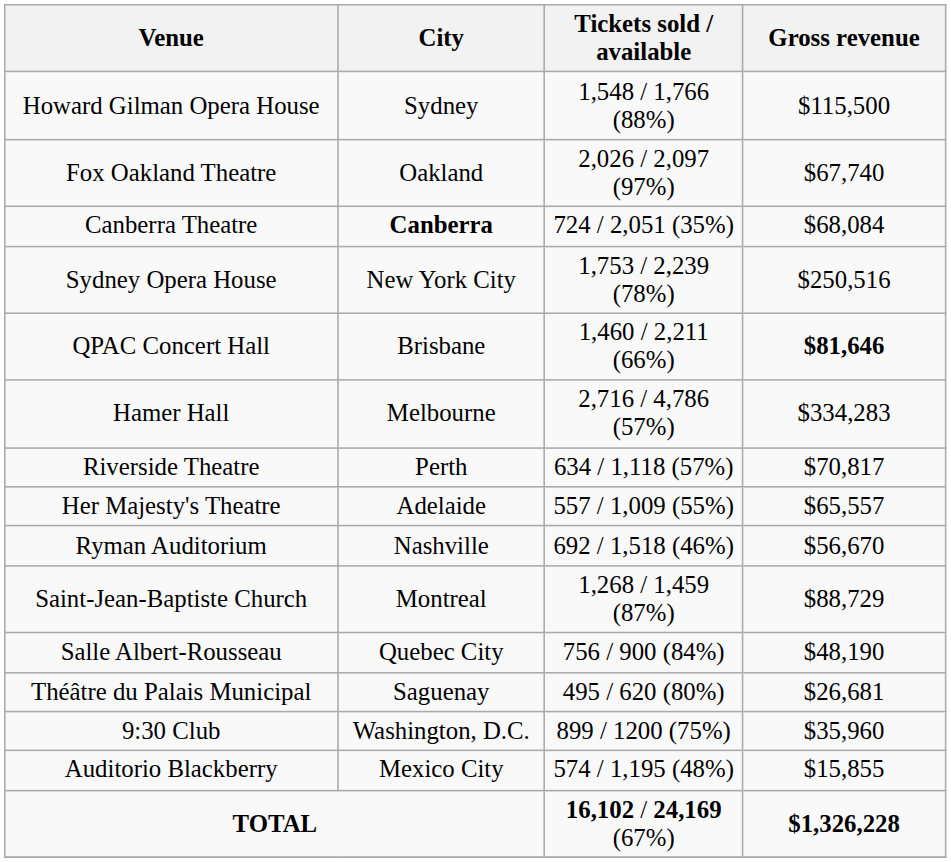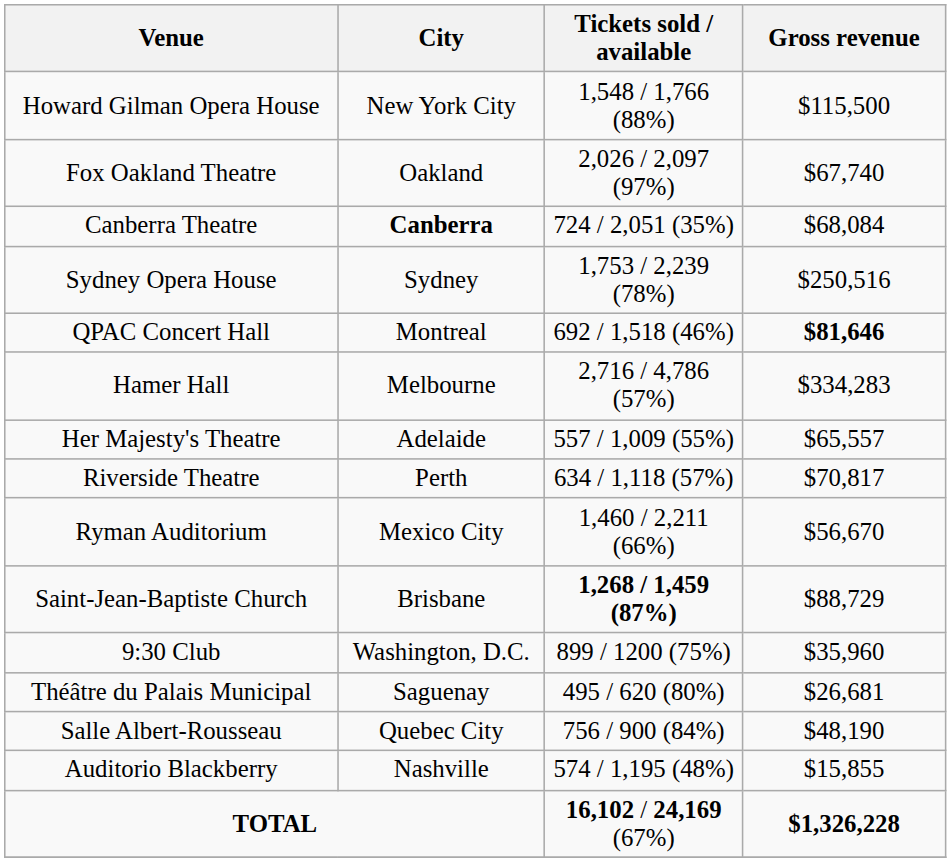(441, 105) Sydney -> (441, 105) New York City
(441, 279) New York City -> (441, 279) Sydney
(441, 346) Brisbane -> (441, 332) Montreal
(644, 346) 1,460 / 2,211 (66%) -> (644, 332) 692 / 1,518 (46%)
rows swapped: (171, 506) <-> (171, 466)
(441, 545) Nashville -> (441, 531) Mexico City
(644, 545) 692 / 1,518 (46%) -> (644, 531) 1,460 / 2,211 (66%)
(441, 598) Montreal -> (441, 598) Brisbane
(644, 598) normal -> (644, 598) bold
rows swapped: (171, 652) <-> (171, 730)
(441, 770) Mexico City -> (441, 770) Nashville
